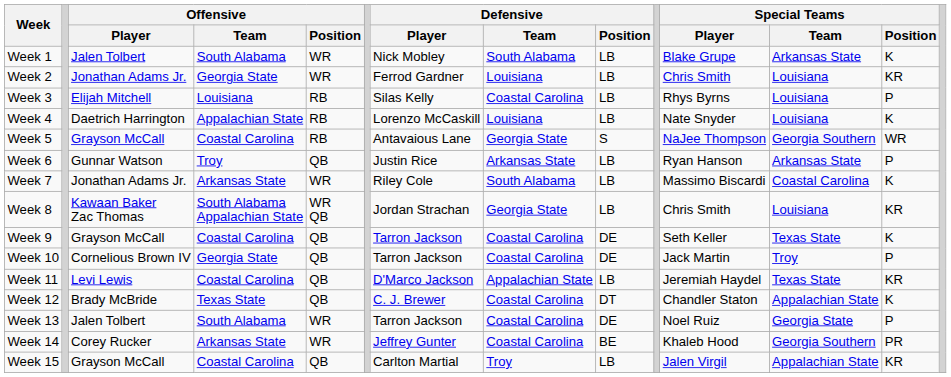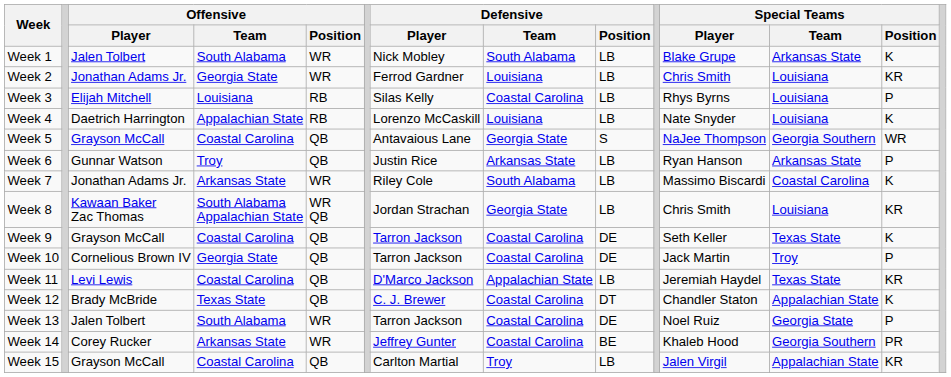(318, 139) RB -> (319, 139) QB
